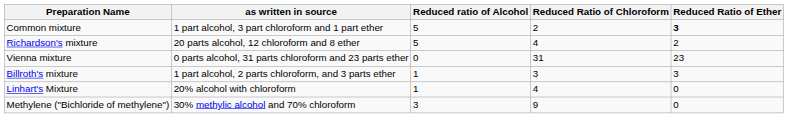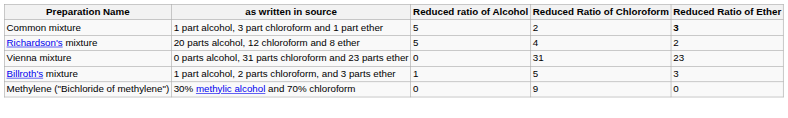(535, 74) 3 -> (535, 74) 5
- row: (42, 89)
(416, 105) 3 -> (416, 89) 0
